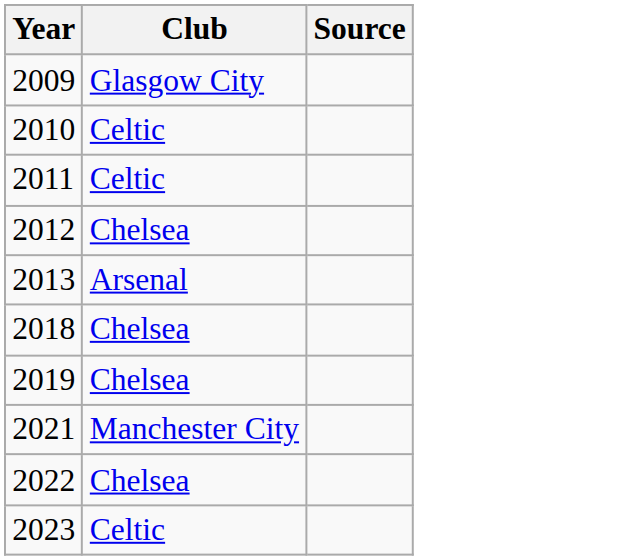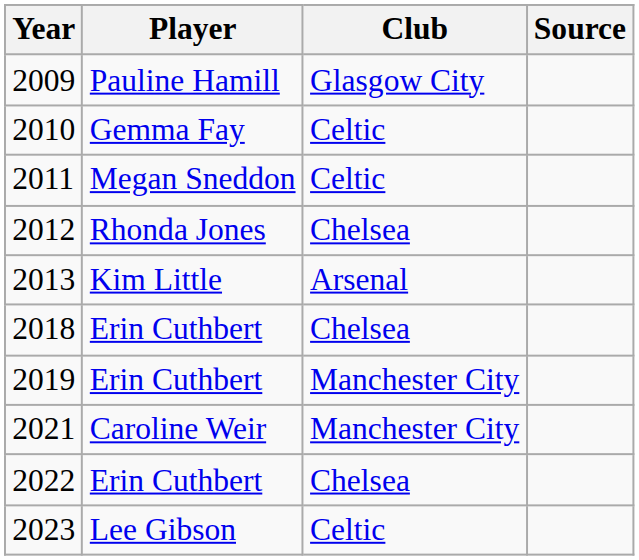+ column: (193, 29)
(140, 379) Chelsea -> (415, 379) Manchester City
